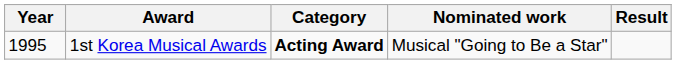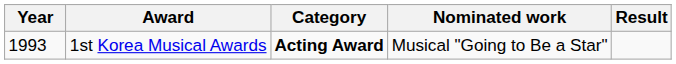(28, 45) 1995 -> (28, 45) 1993
